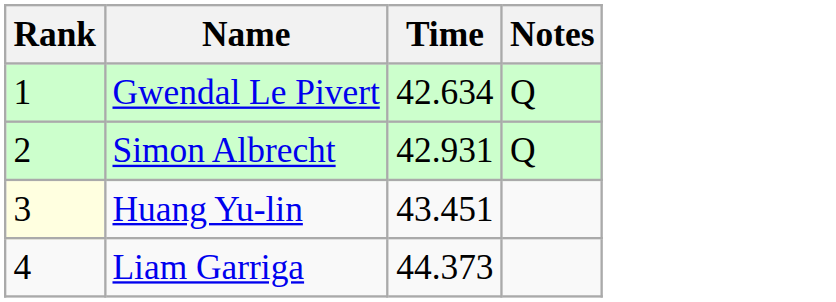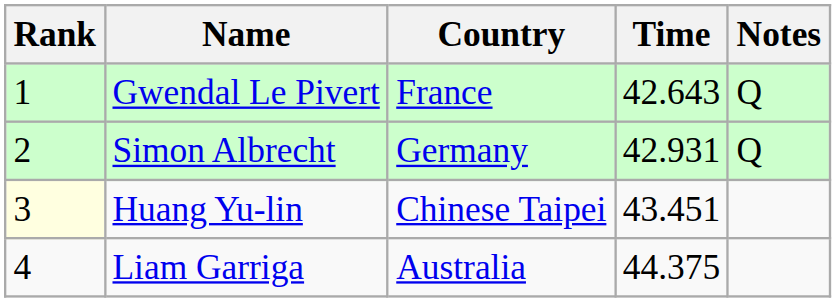+ column: (501, 33)
(445, 92) 42.634 -> (671, 92) 42.643
(445, 267) 44.373 -> (671, 267) 44.375
